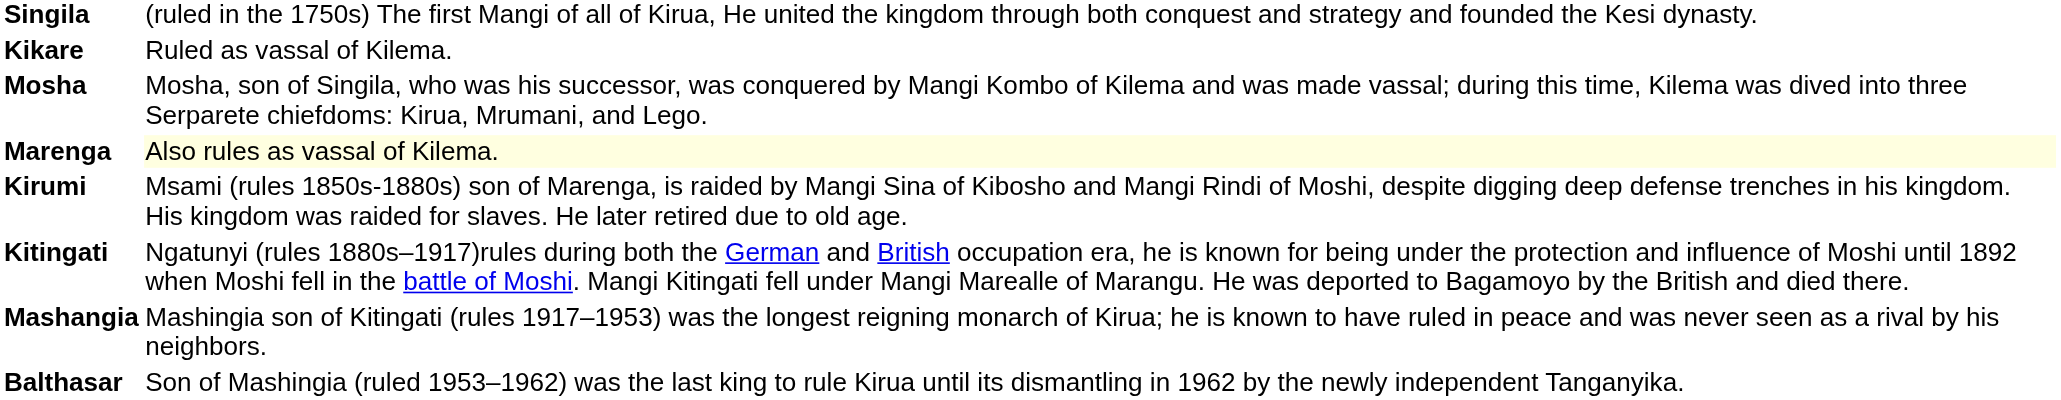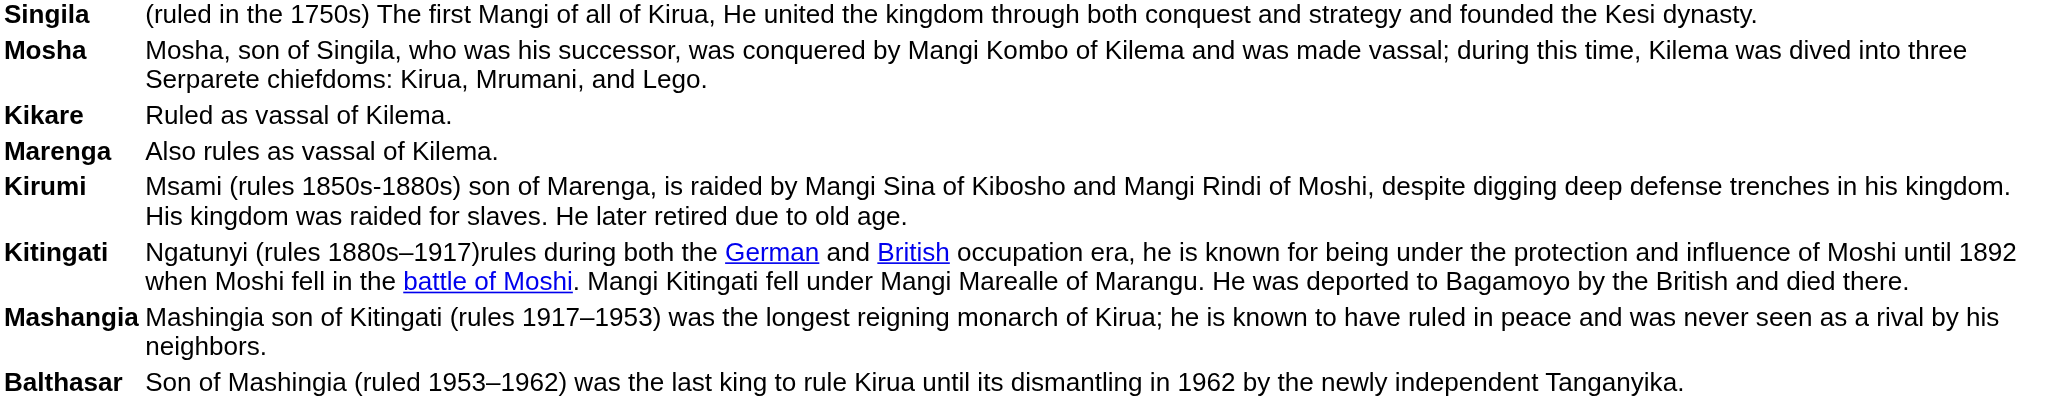rows swapped: (45, 85) <-> (44, 50)
(322, 151) lightyellow background -> (322, 151) no background
